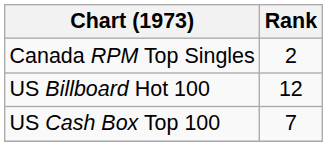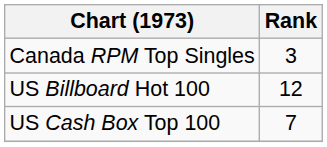(291, 55) 2 -> (291, 55) 3
